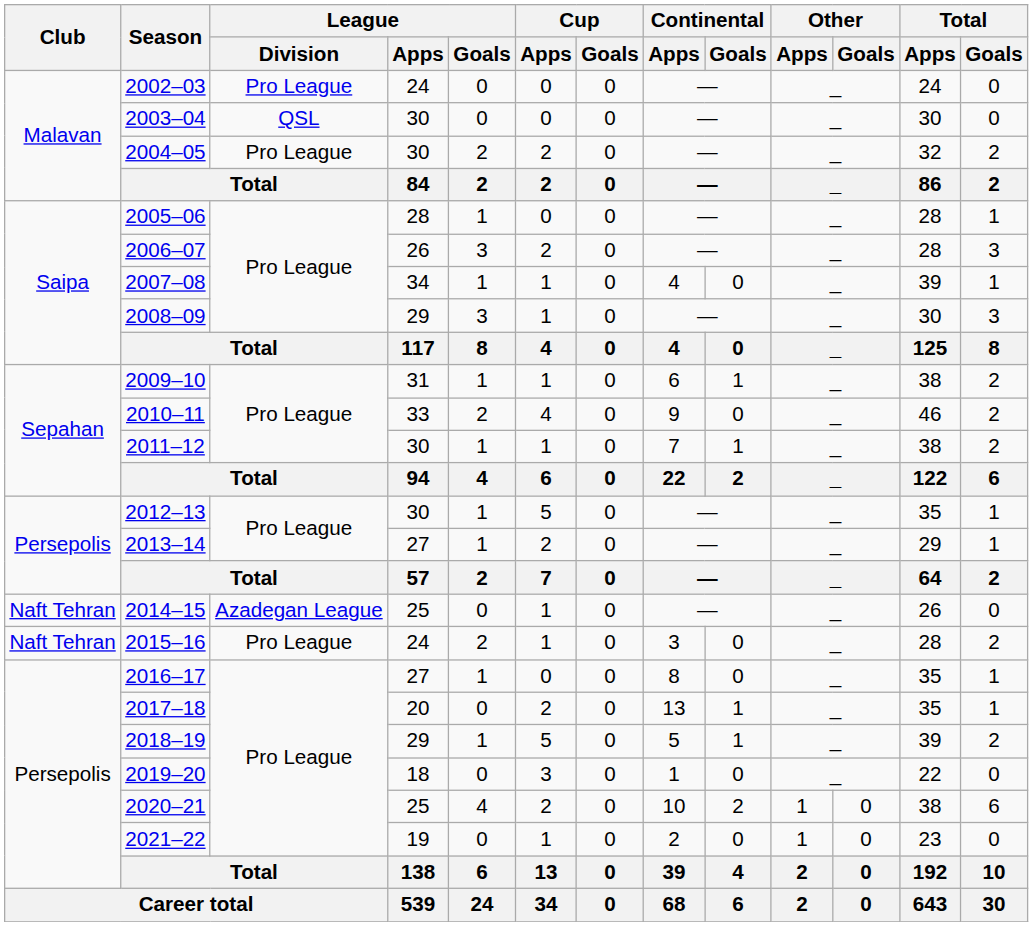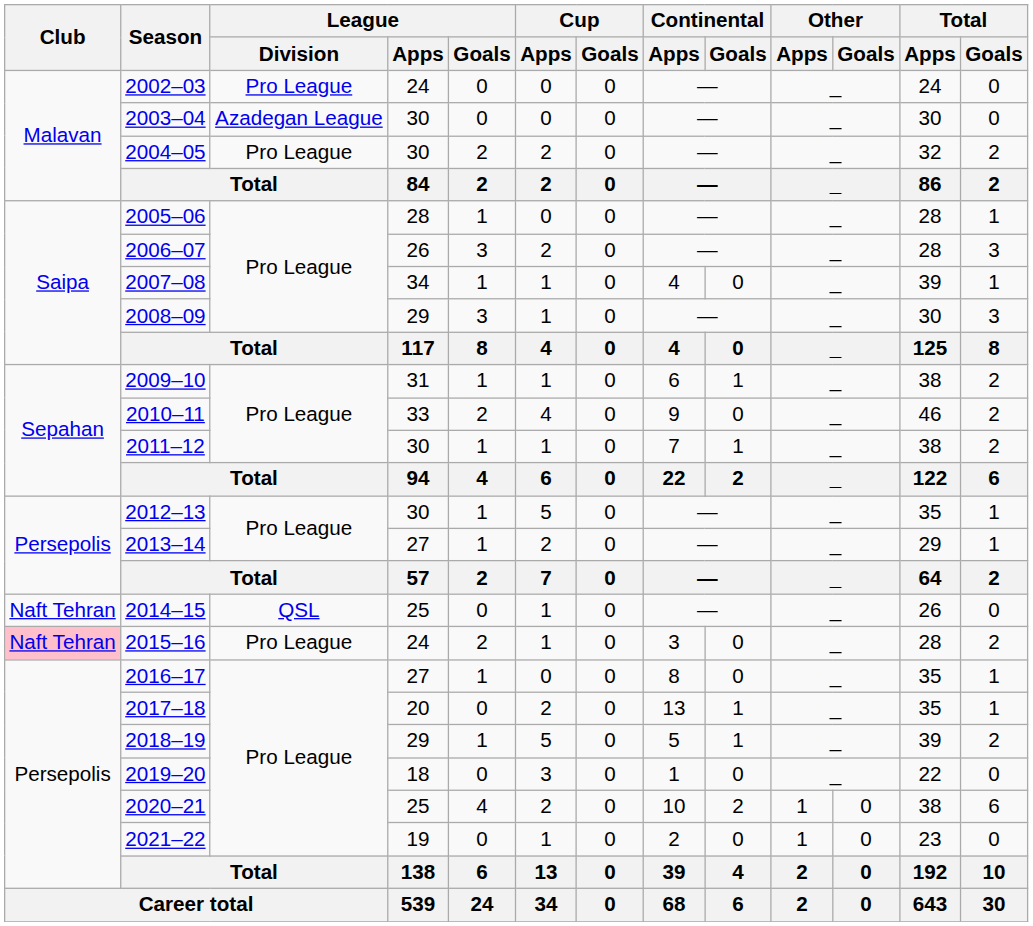(299, 119) QSL -> (299, 119) Azadegan League
(299, 610) Azadegan League -> (299, 610) QSL
(63, 642) no background -> (63, 642) pink background
